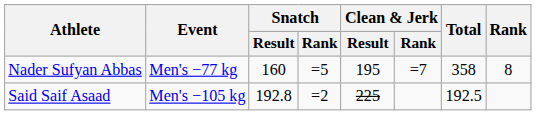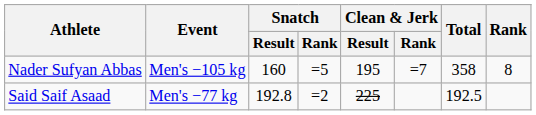(193, 69) Men's −77 kg -> (197, 69) Men's −105 kg
(197, 96) Men's −105 kg -> (193, 96) Men's −77 kg
